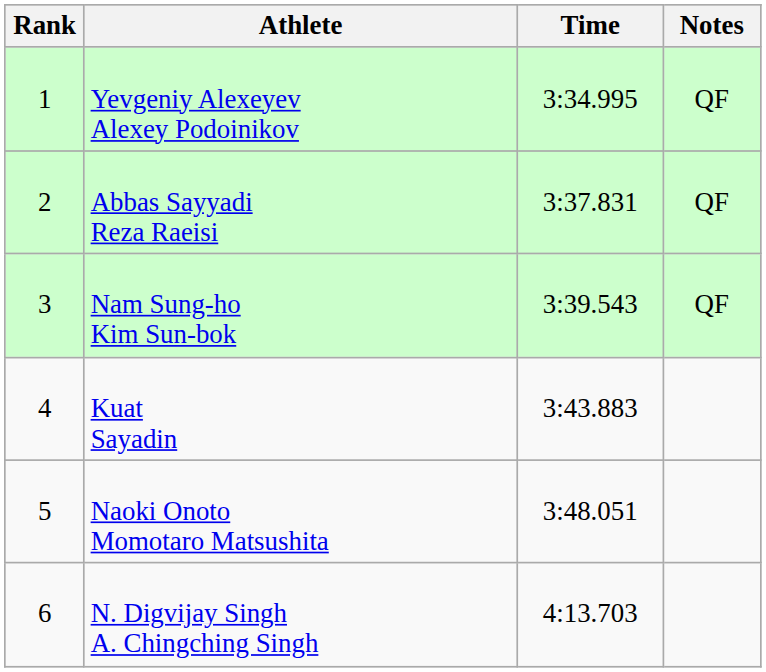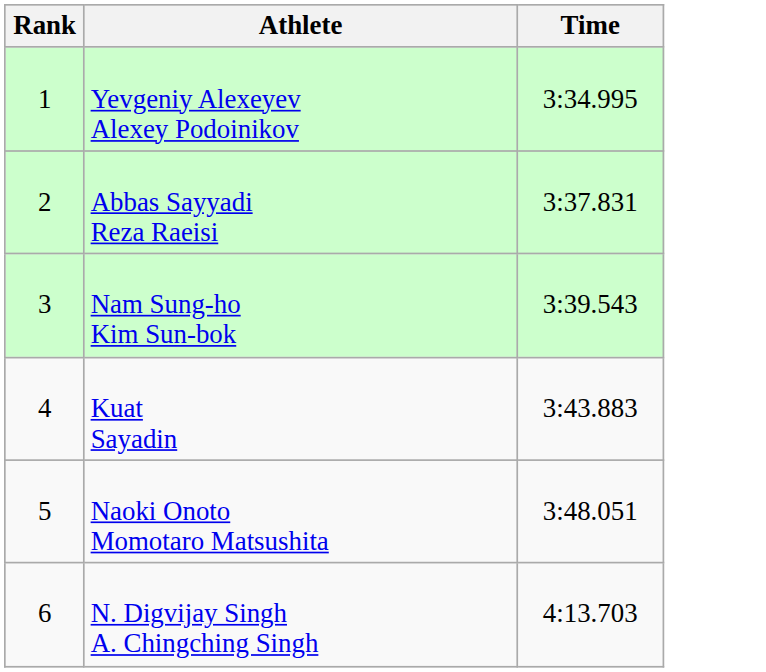- column: (712, 25)
